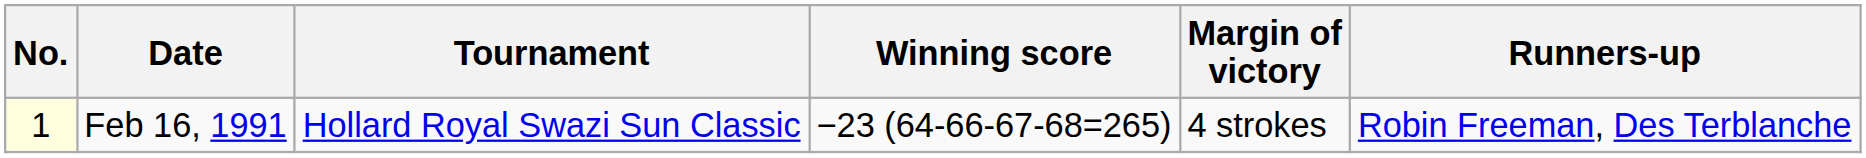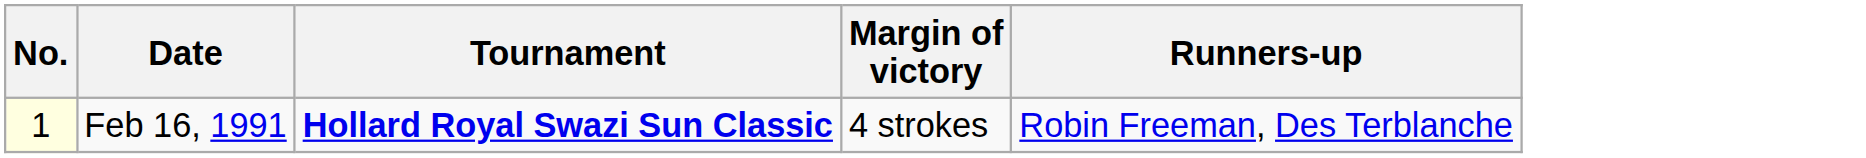- column: (994, 52)
(552, 125) normal -> (568, 125) bold
